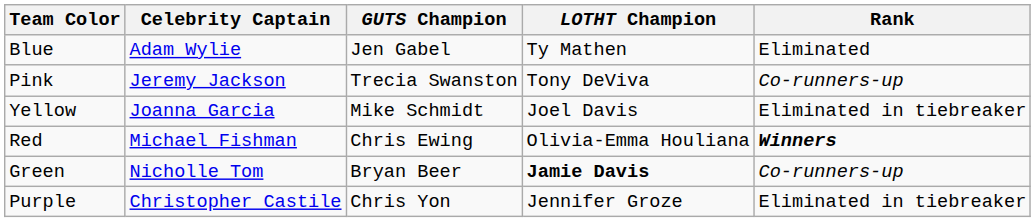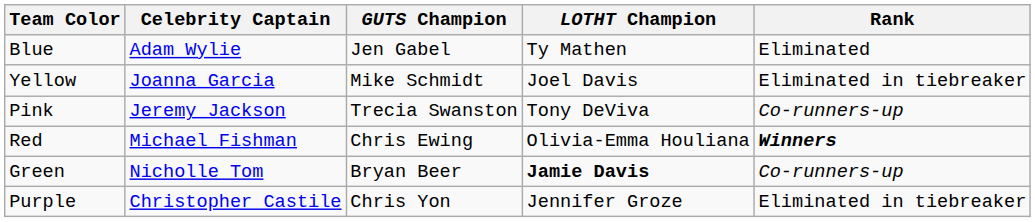rows swapped: (43, 111) <-> (31, 80)
